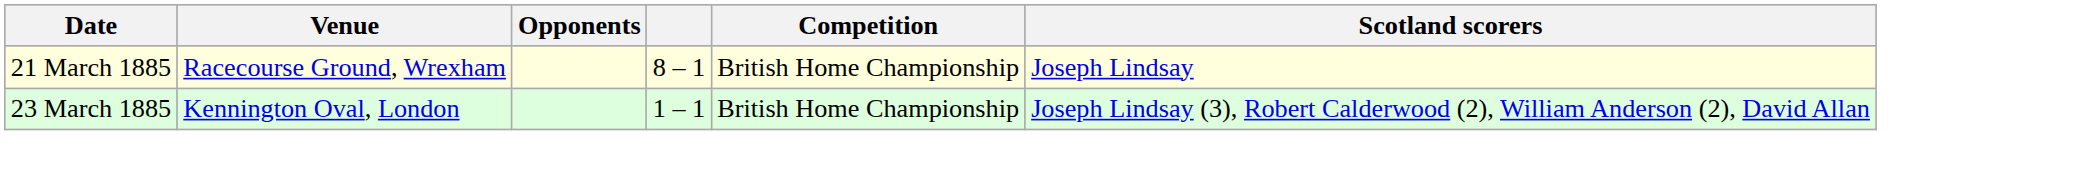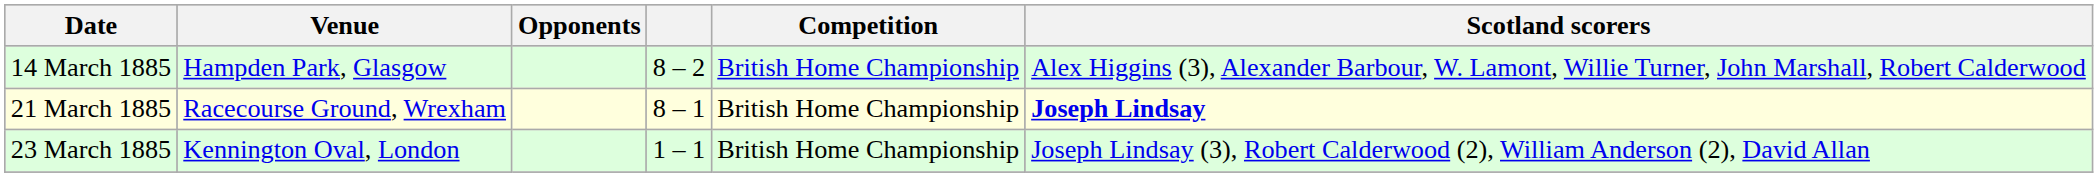+ row: (91, 66)
(1112, 66) normal -> (1118, 108) bold
